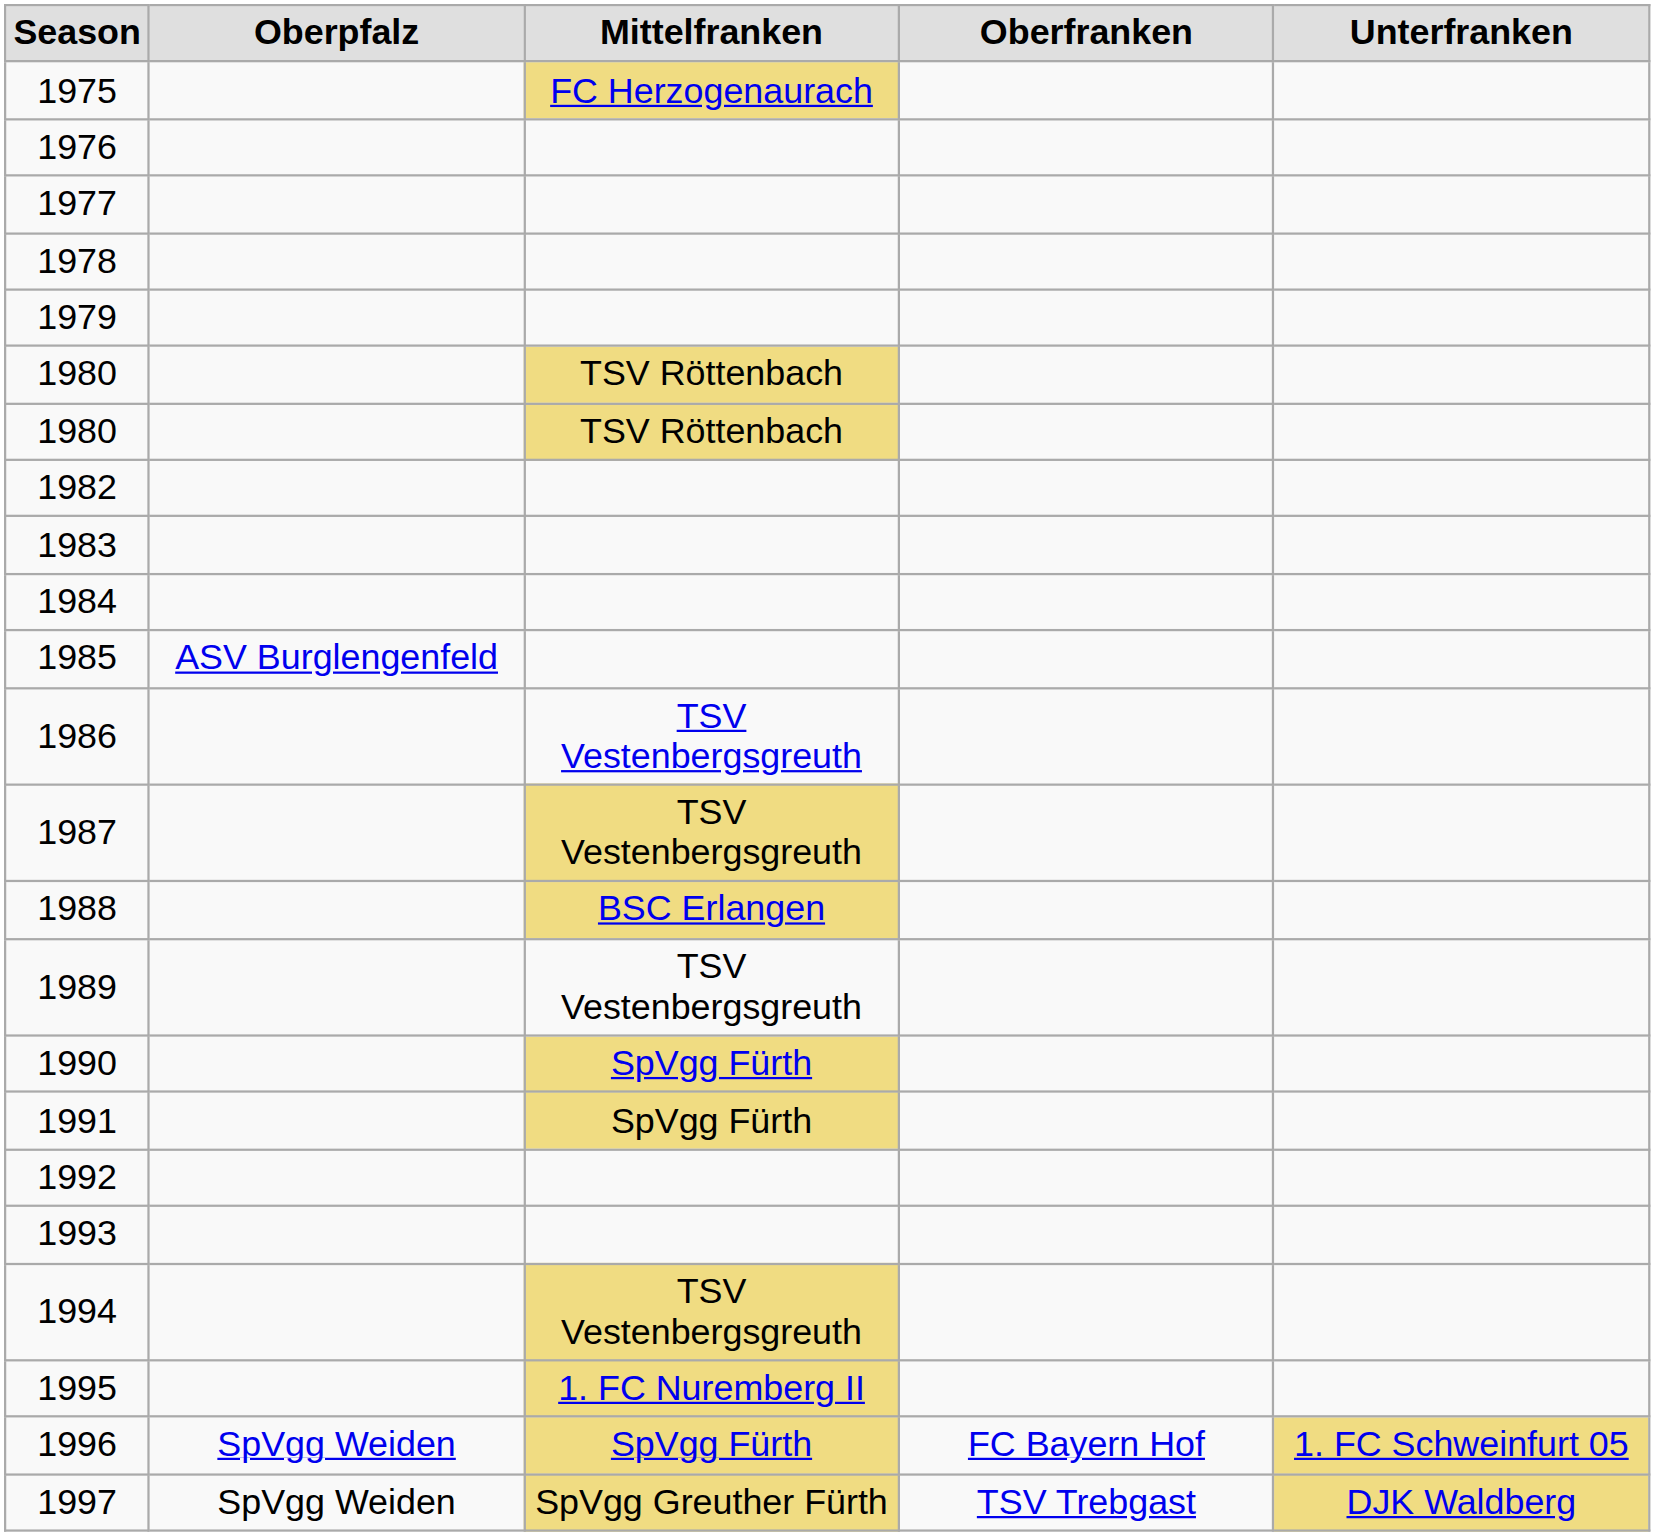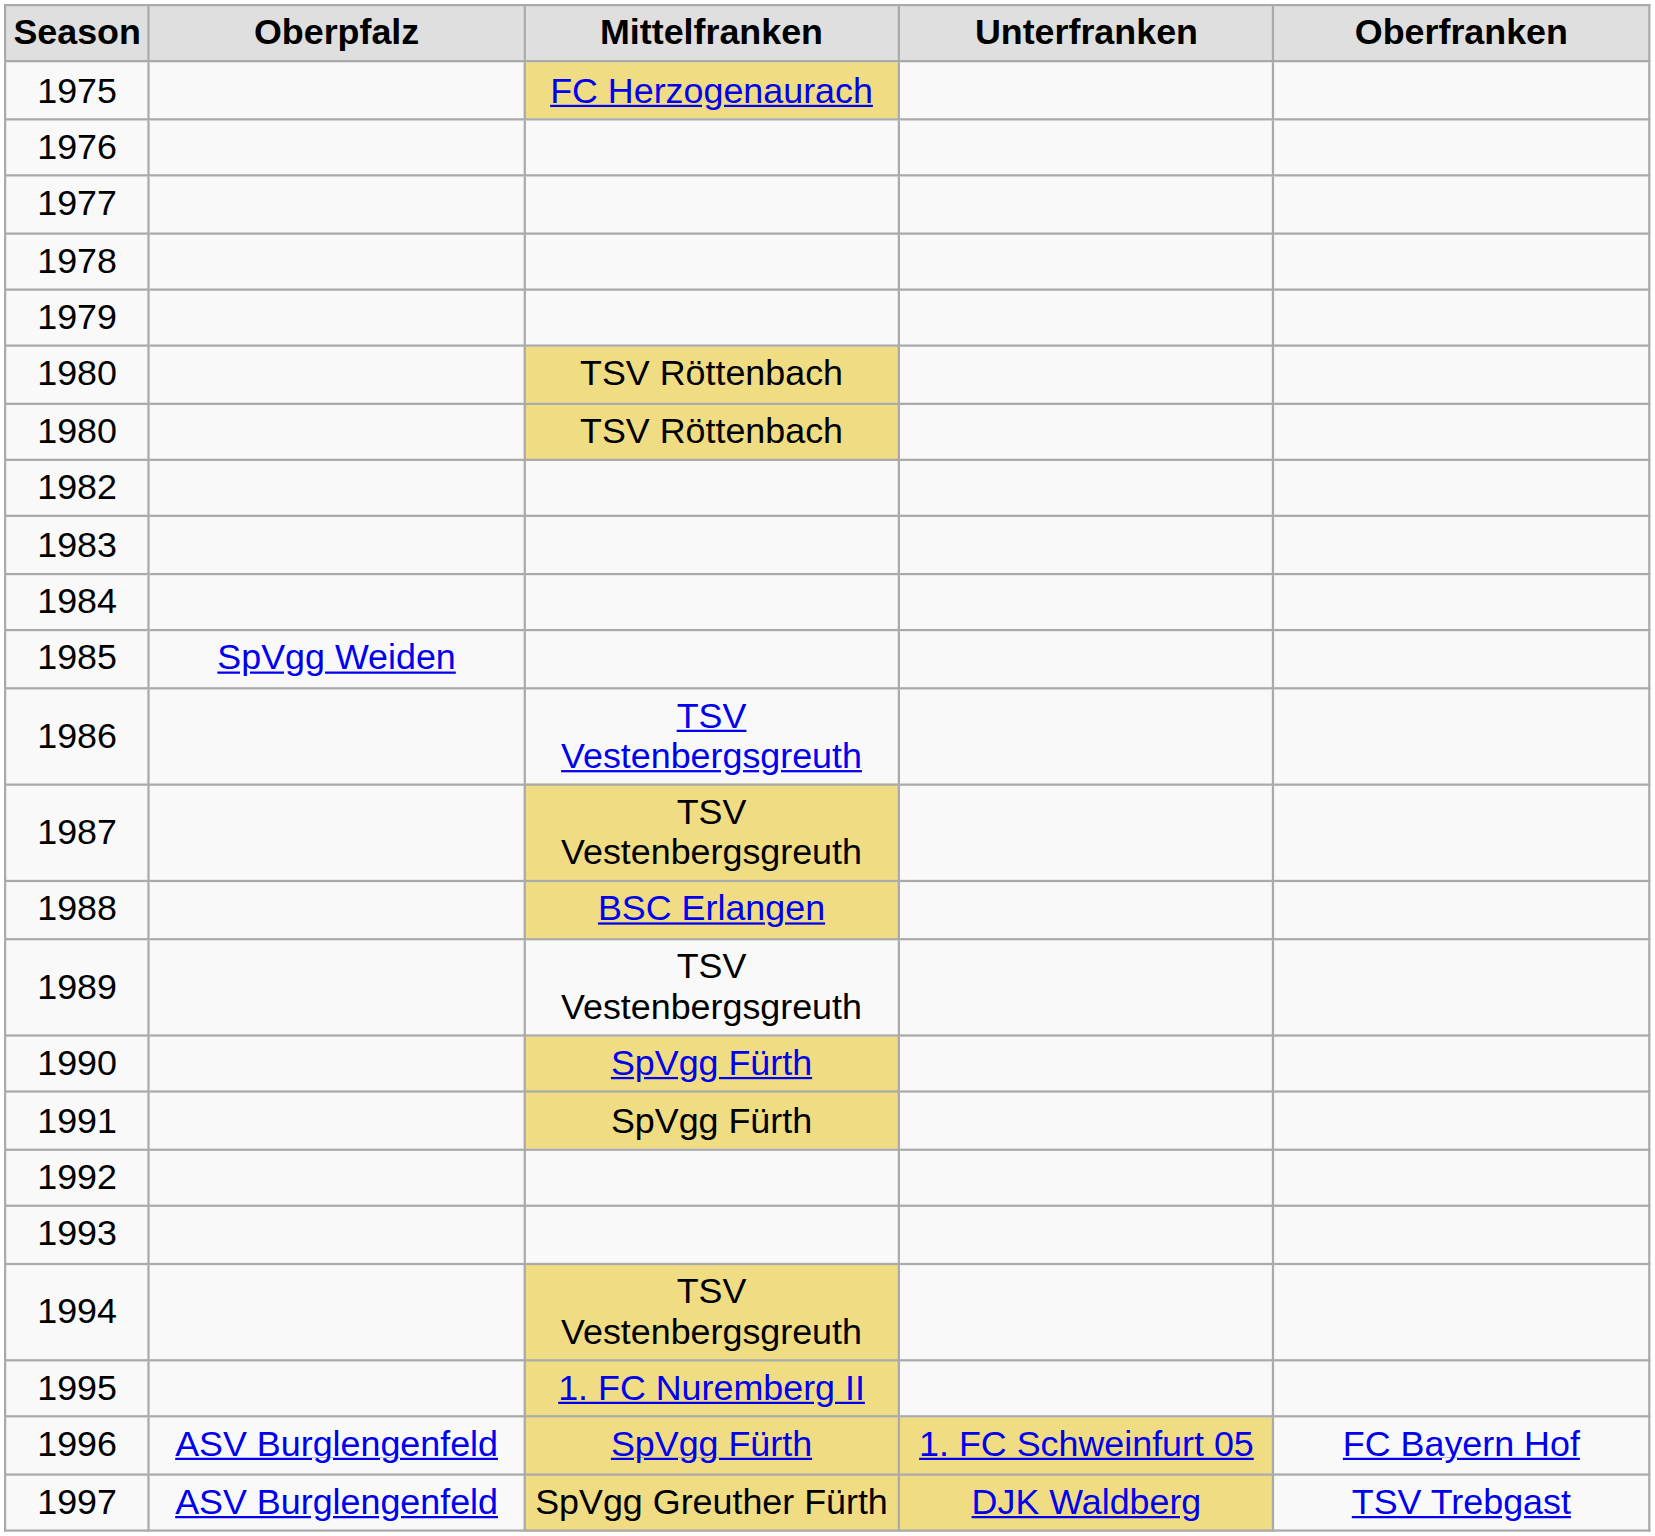columns swapped: (1086, 32) <-> (1461, 32)
(337, 658) ASV Burglengenfeld -> (337, 658) SpVgg Weiden
(337, 1444) SpVgg Weiden -> (337, 1444) ASV Burglengenfeld
(337, 1501) SpVgg Weiden -> (337, 1501) ASV Burglengenfeld
